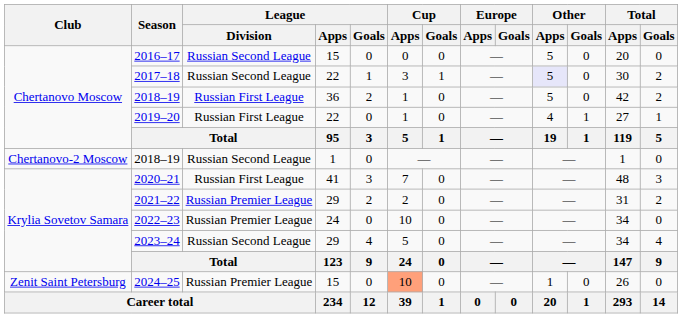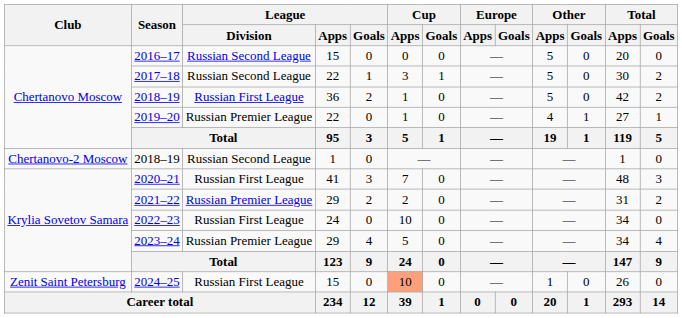(550, 76) lavender background -> (550, 76) no background
(249, 117) Russian First League -> (249, 117) Russian Premier League
(249, 220) Russian Premier League -> (249, 220) Russian First League
(249, 240) Russian Second League -> (249, 240) Russian Premier League
(249, 281) Russian Premier League -> (249, 281) Russian First League
